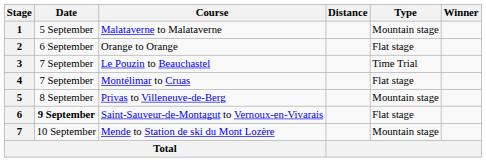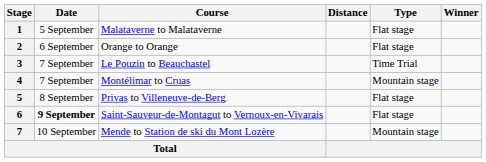(406, 30) Mountain stage -> (393, 30) Flat stage
(393, 81) Flat stage -> (406, 81) Mountain stage
(406, 98) Mountain stage -> (393, 98) Flat stage
